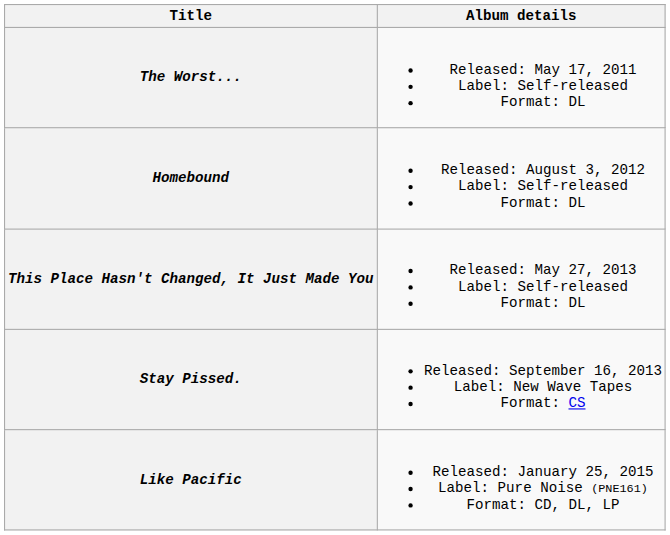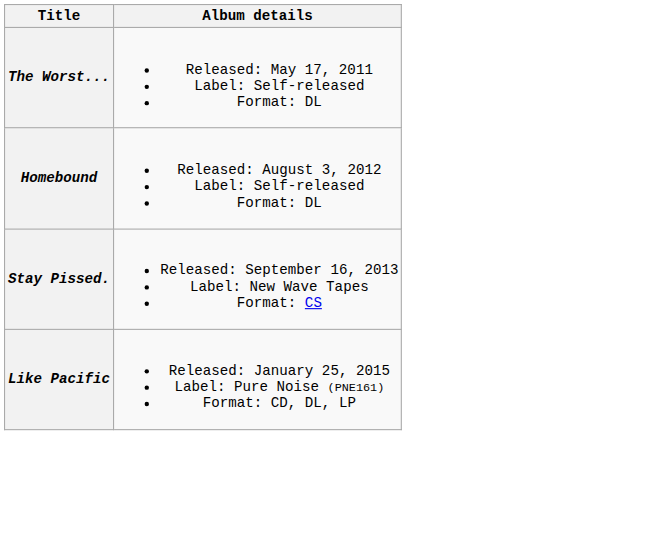- row: (191, 279)
